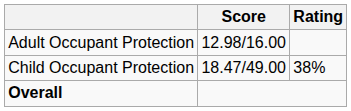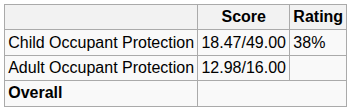rows swapped: (101, 42) <-> (101, 67)
